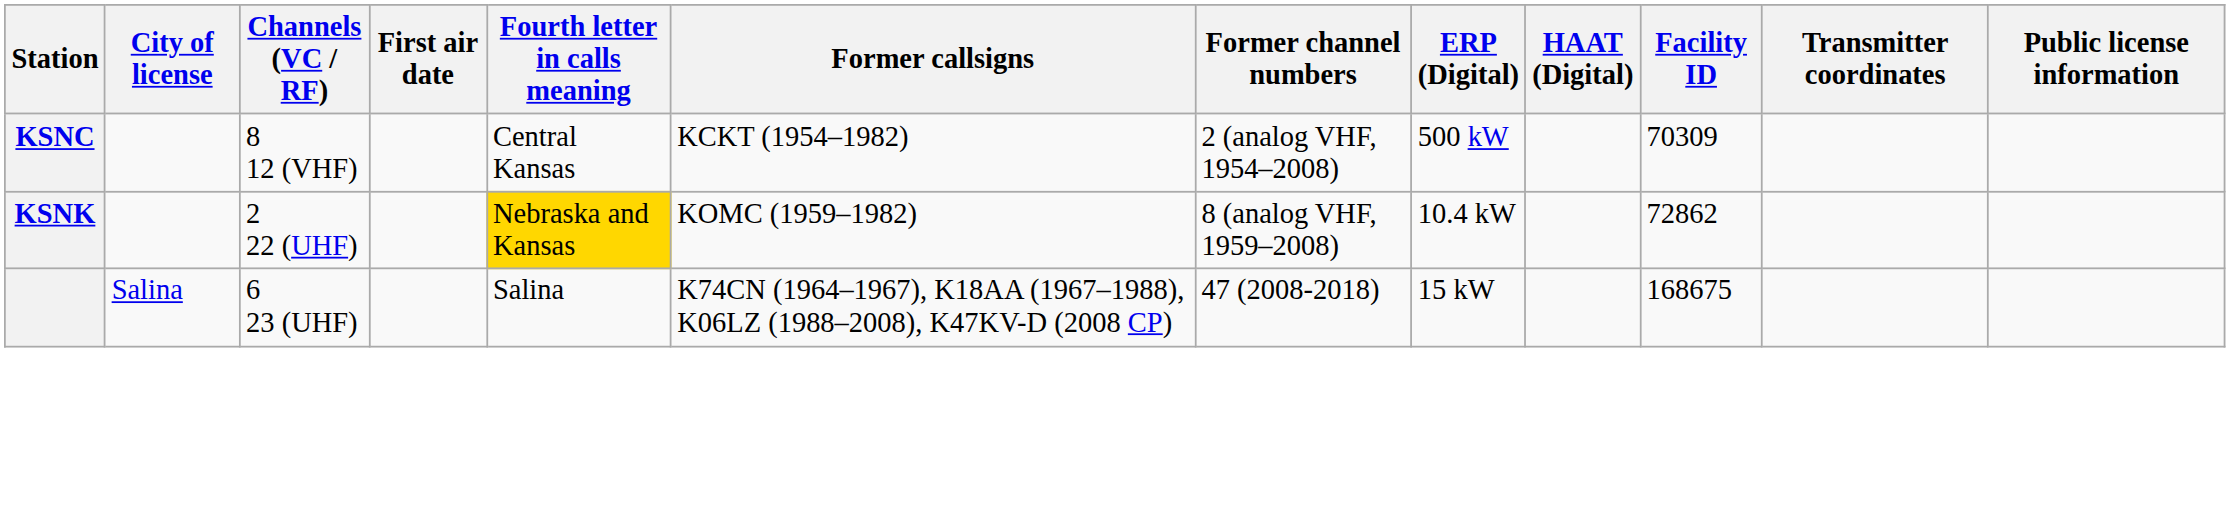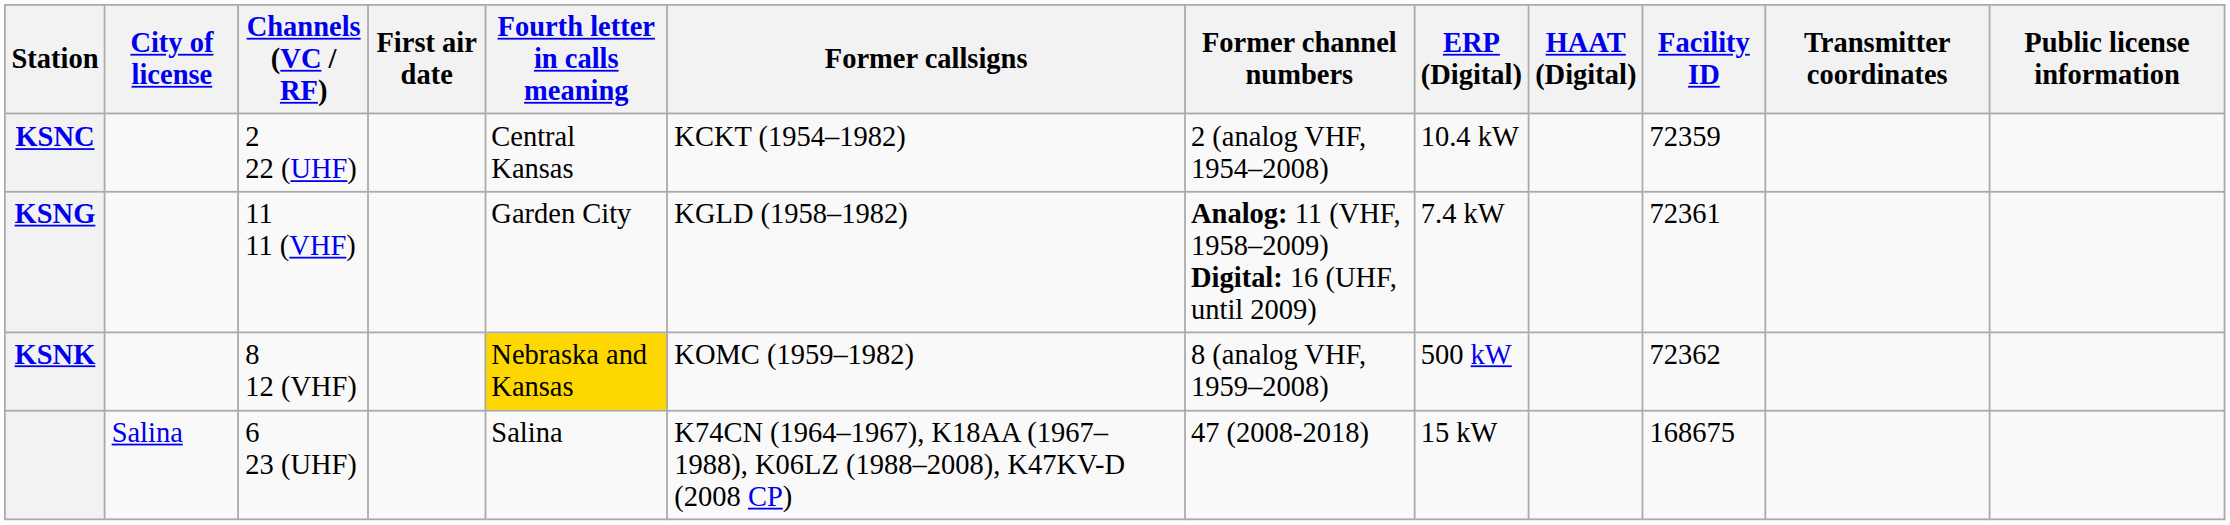(302, 152) 8 12 (VHF) -> (301, 152) 2 22 (UHF)
(1463, 136) 500 kW -> (1470, 136) 10.4 kW
(1682, 136) 70309 -> (1685, 136) 72359
+ row: (55, 213)
(302, 229) 2 22 (UHF) -> (301, 370) 8 12 (VHF)
(1467, 213) 10.4 kW -> (1466, 354) 500 kW
(1682, 213) 72862 -> (1685, 354) 72362
